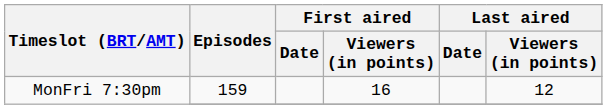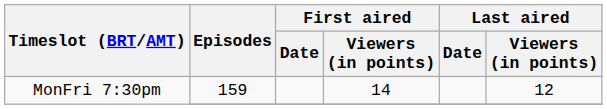(381, 90) 16 -> (381, 90) 14
